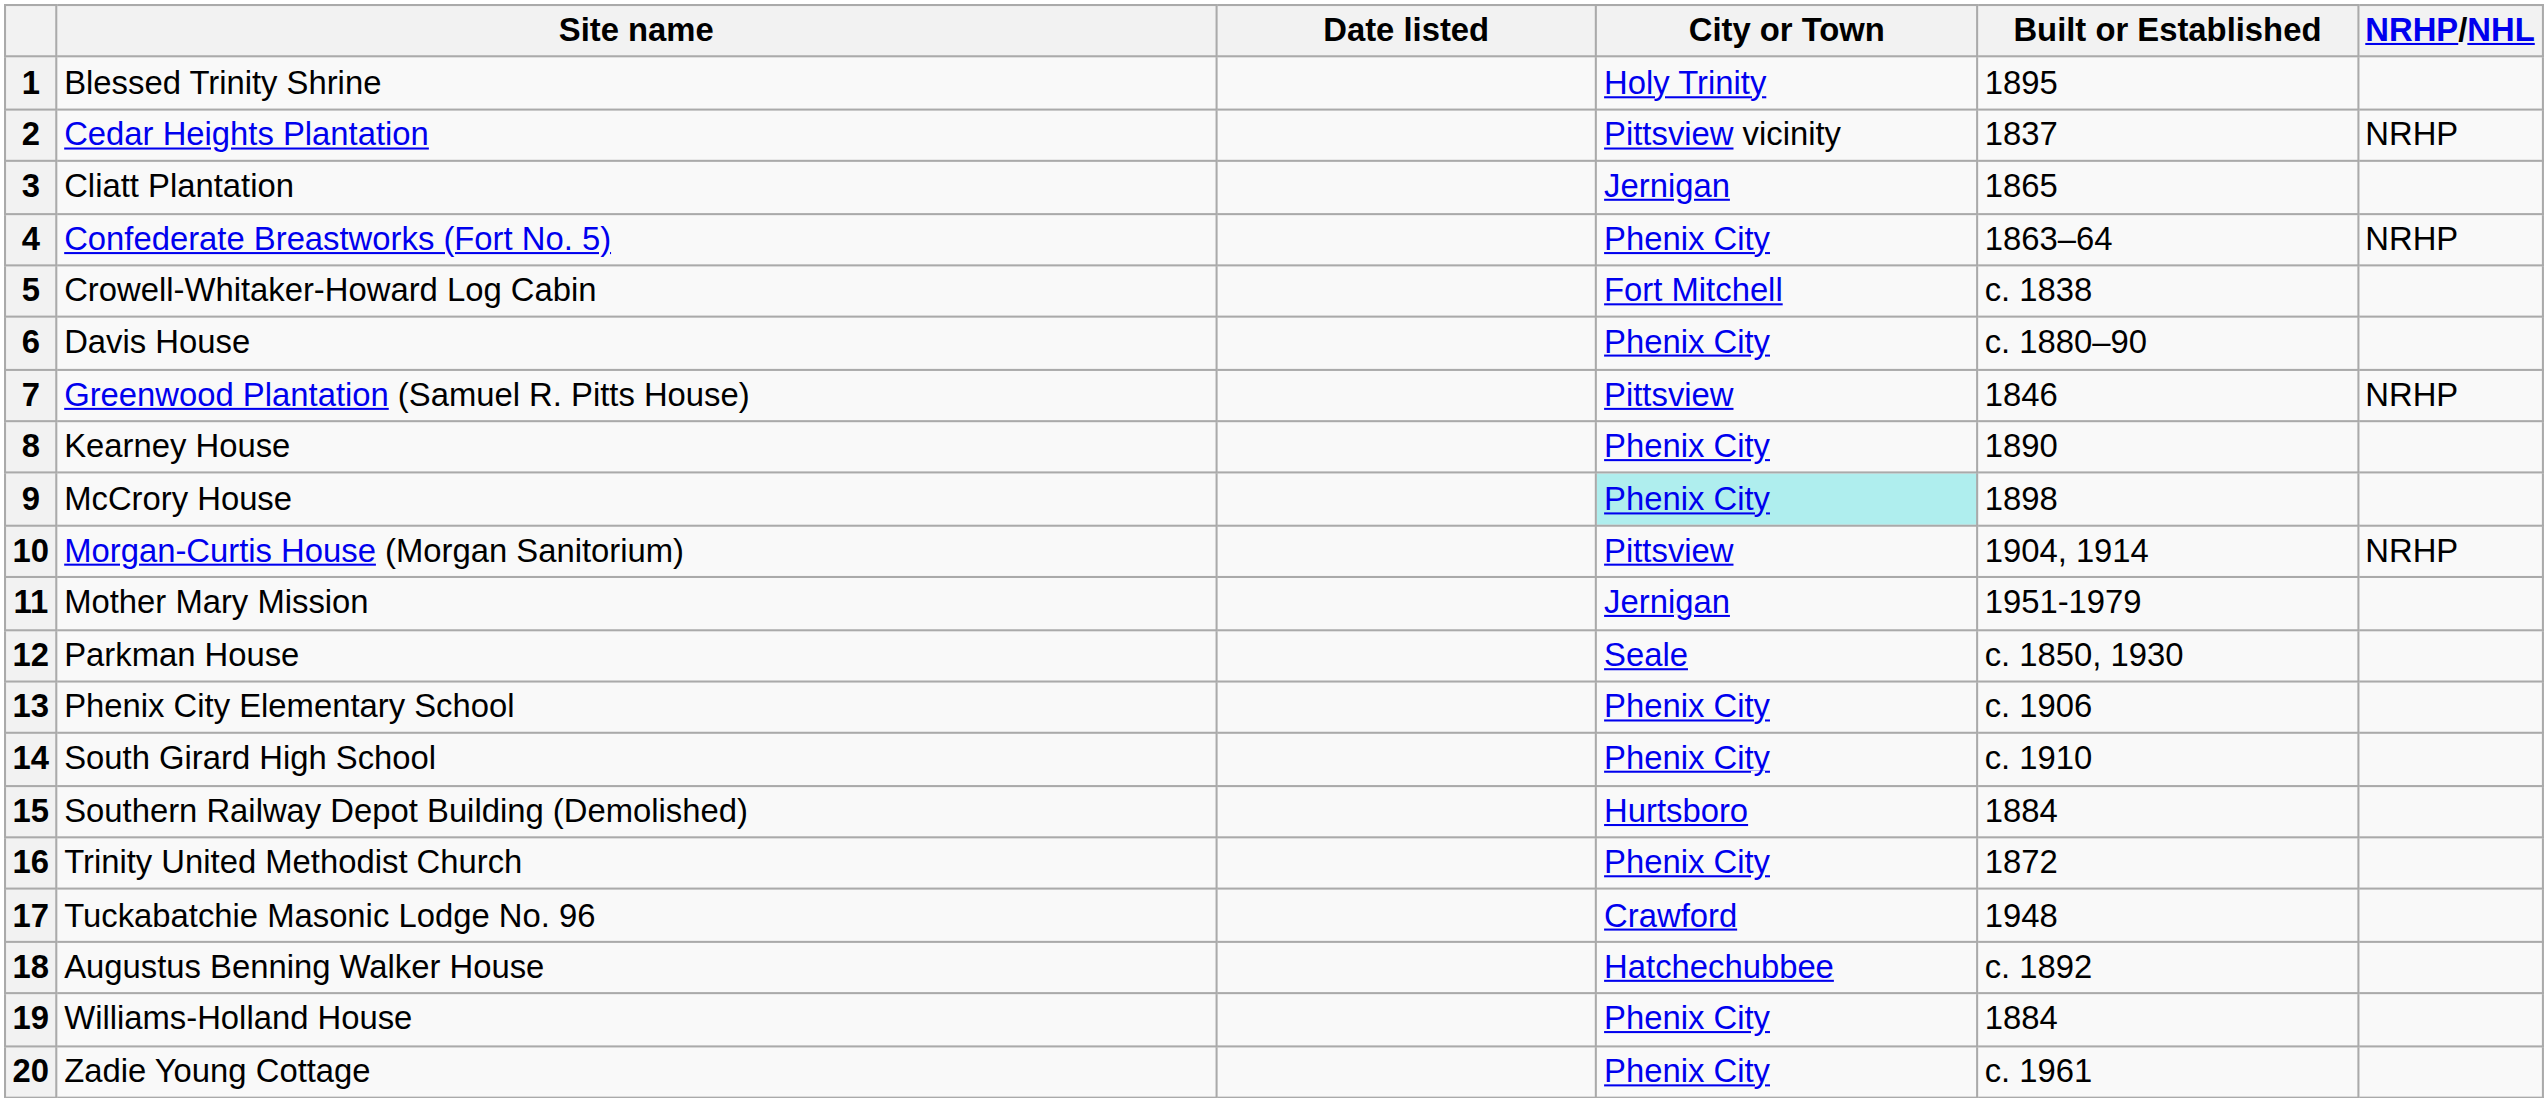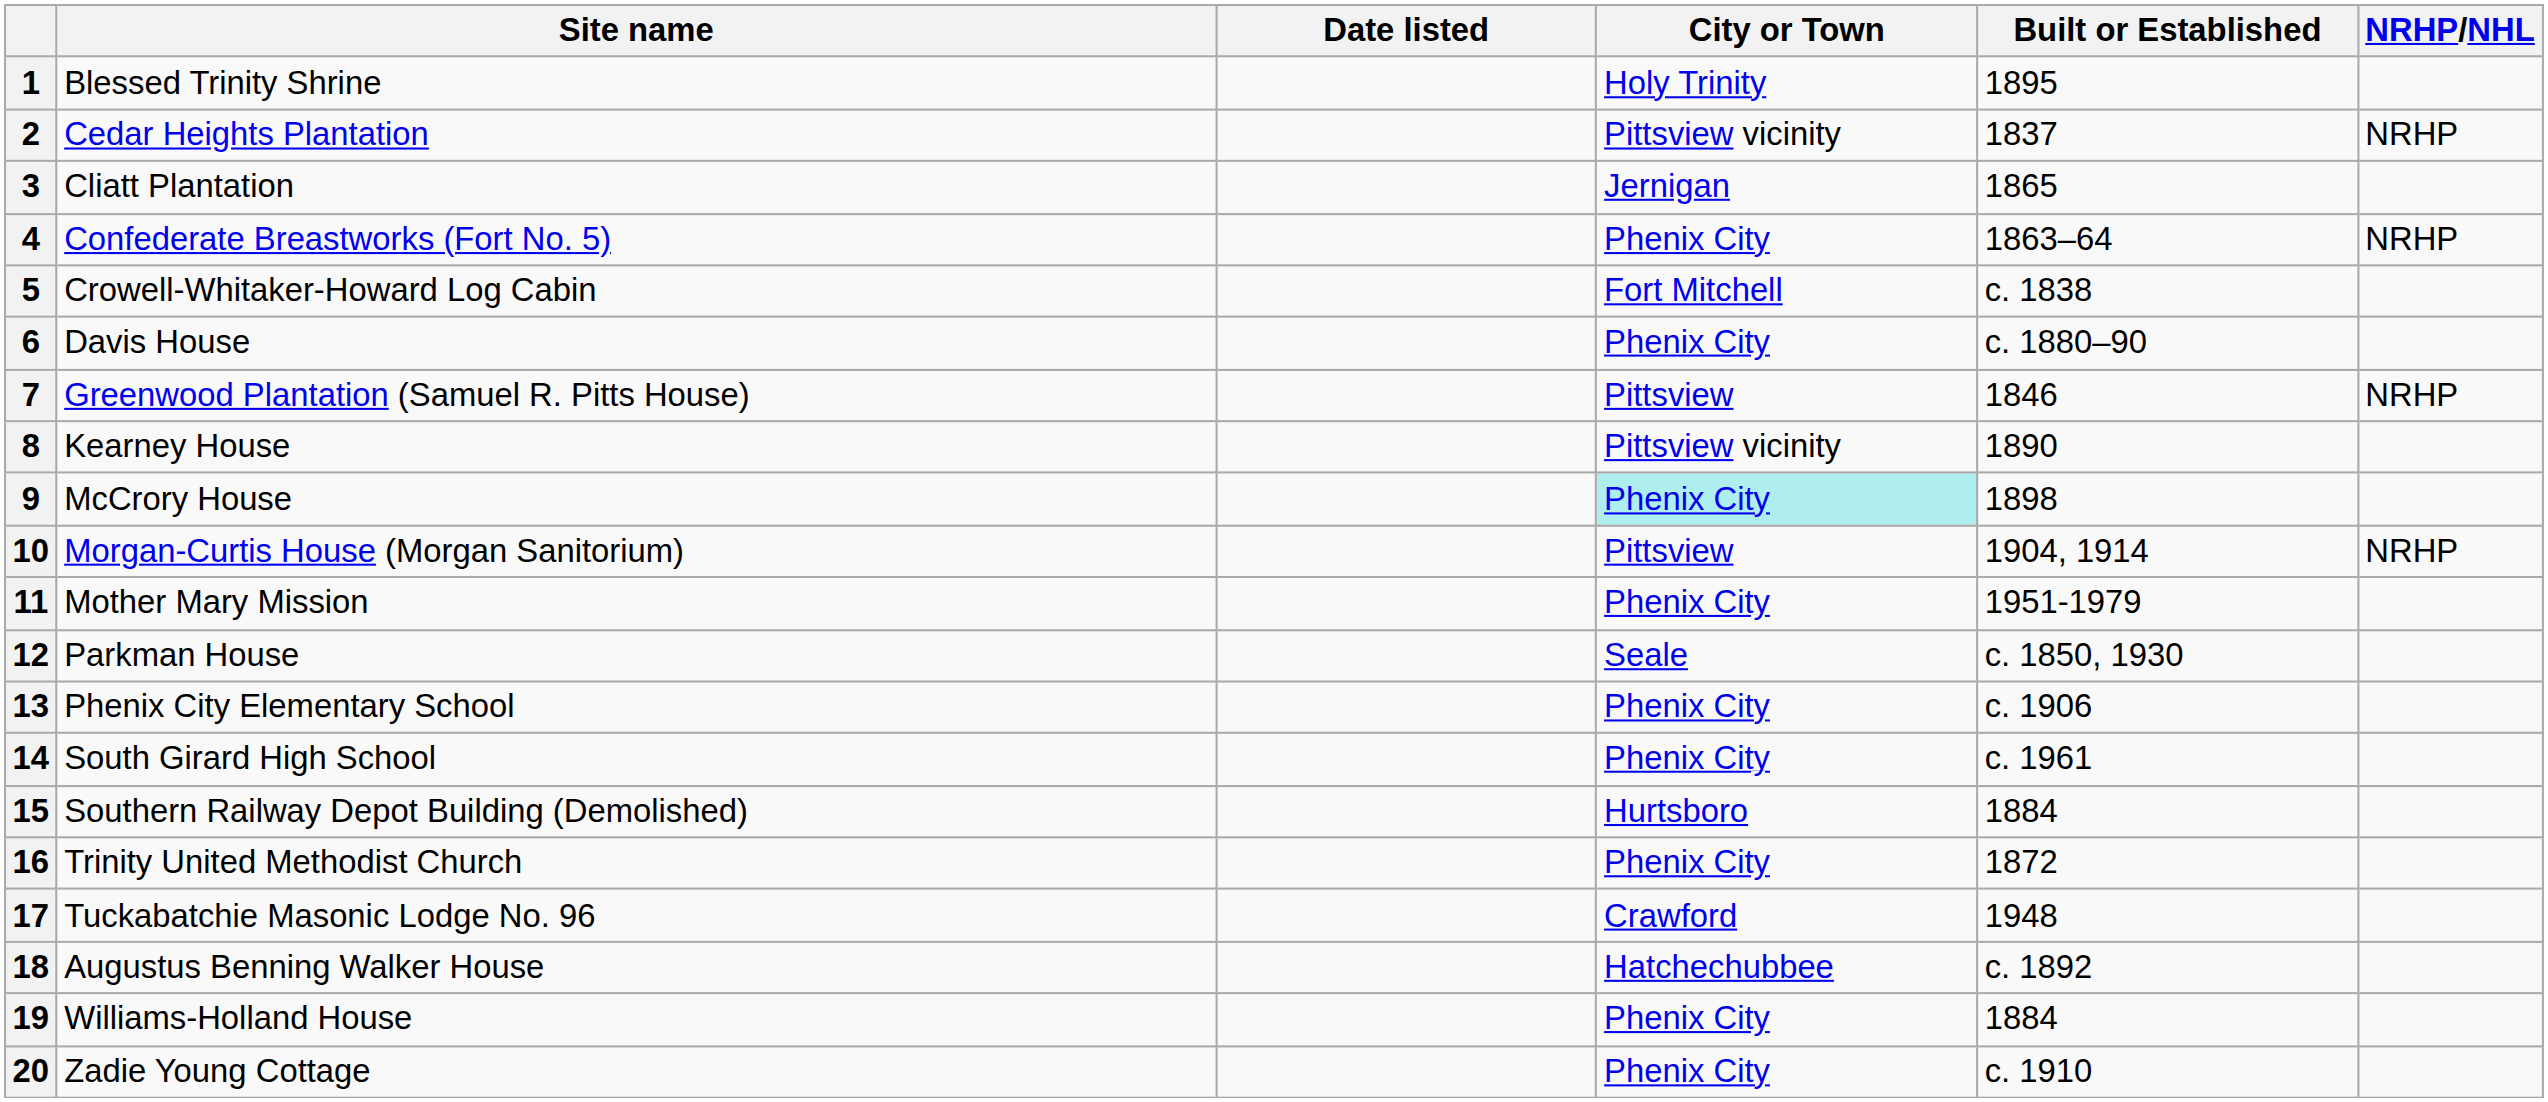(1687, 446) Phenix City -> (1723, 446) Pittsview vicinity
(1667, 602) Jernigan -> (1687, 602) Phenix City
(2038, 758) c. 1910 -> (2038, 758) c. 1961
(2038, 1070) c. 1961 -> (2038, 1070) c. 1910
